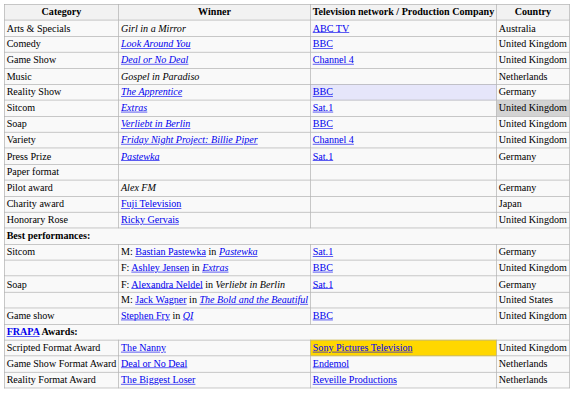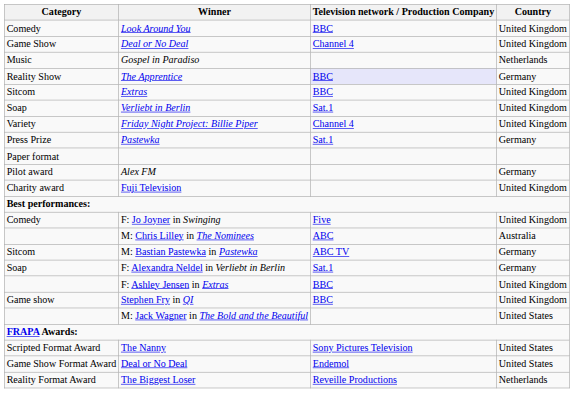- row: (39, 28)
(323, 108) Sat.1 -> (323, 92) BBC
(533, 108) lightgrey background -> (533, 92) no background
(323, 124) BBC -> (323, 108) Sat.1
(510, 204) Japan -> (533, 188) United Kingdom
- row: (37, 220)
+ row: (24, 220)
+ row: (61, 236)
(323, 252) Sat.1 -> (331, 252) ABC TV
rows swapped: (61, 268) <-> (17, 284)
rows swapped: (61, 300) <-> (31, 316)
(363, 348) gold background -> (363, 348) no background
(533, 348) United Kingdom -> (526, 348) United States
(523, 364) Netherlands -> (526, 364) United States
